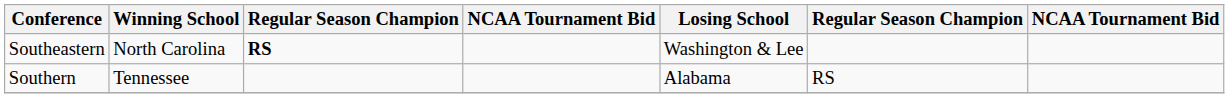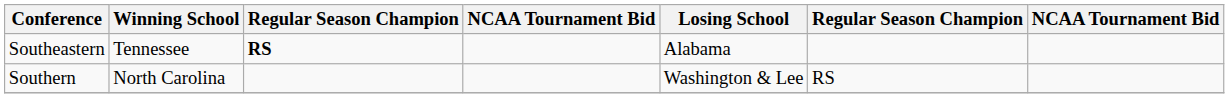(169, 48) North Carolina -> (151, 48) Tennessee
(734, 48) Washington & Lee -> (697, 48) Alabama
(151, 78) Tennessee -> (169, 78) North Carolina
(697, 78) Alabama -> (734, 78) Washington & Lee
